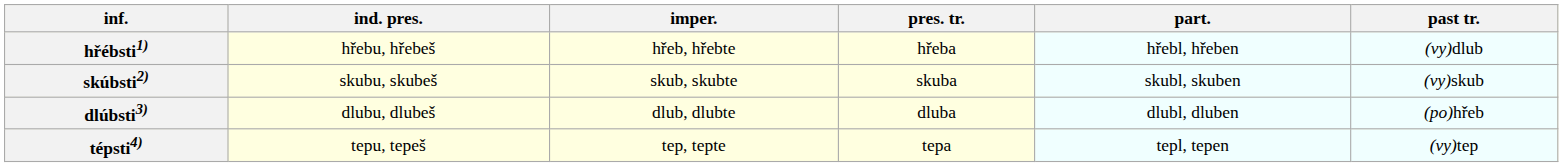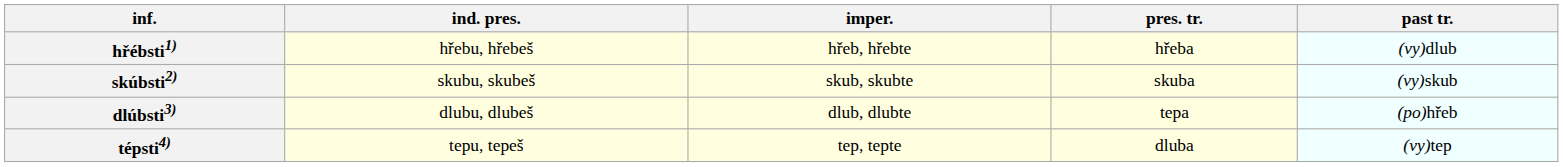- column: (1193, 18)
(937, 113) dluba -> (1174, 113) tepa
(937, 145) tepa -> (1174, 145) dluba
